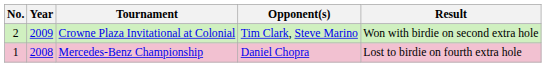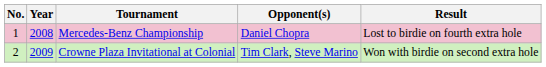rows swapped: (131, 52) <-> (147, 33)
